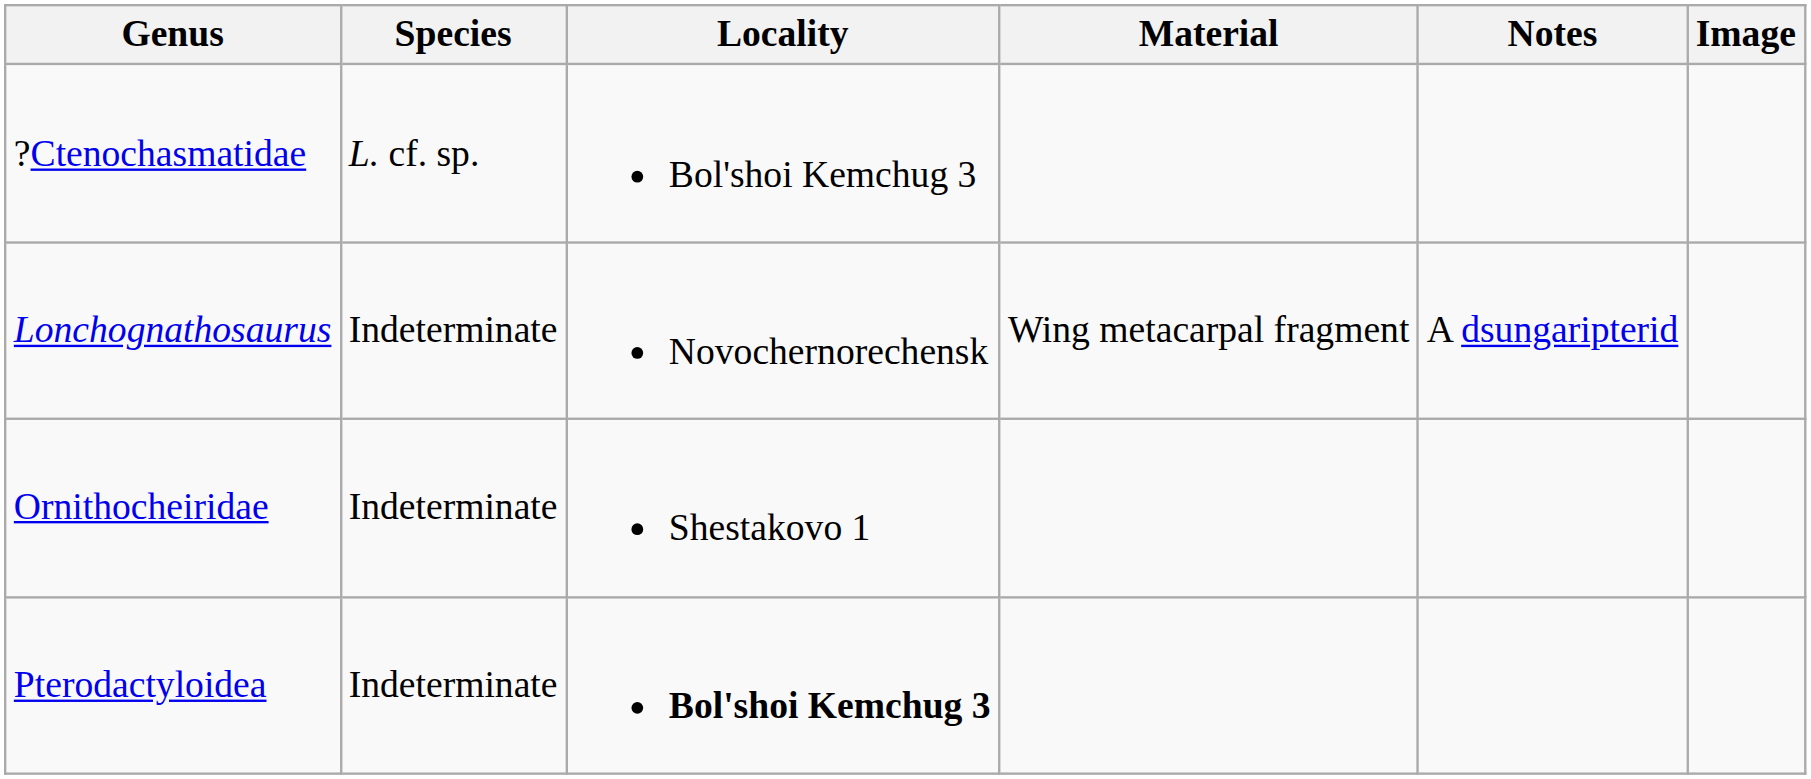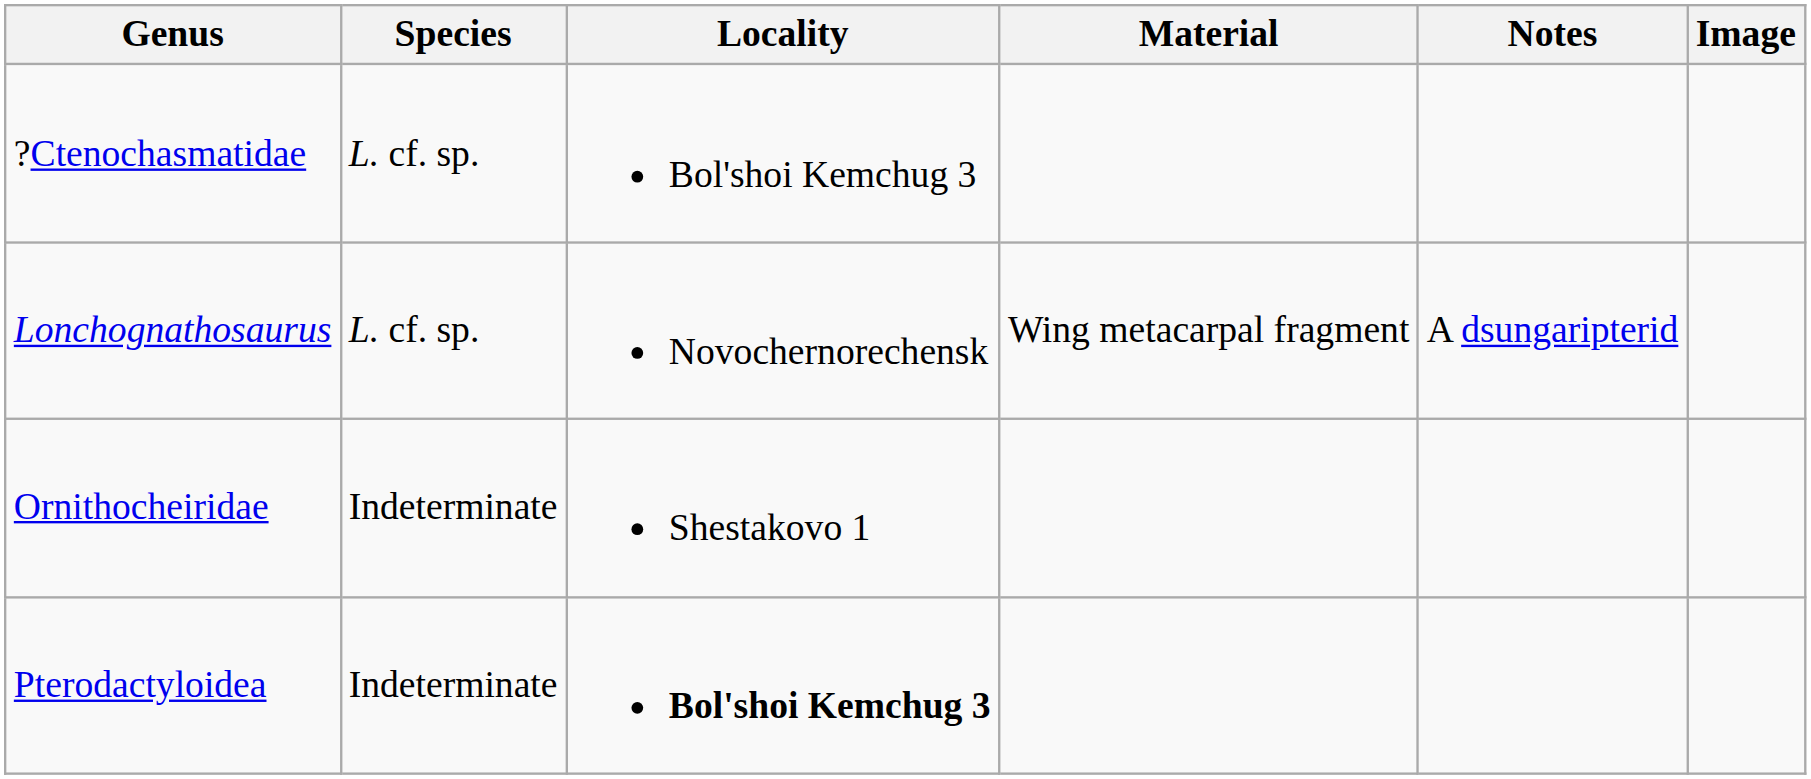(453, 329) Indeterminate -> (414, 329) L. cf. sp.
